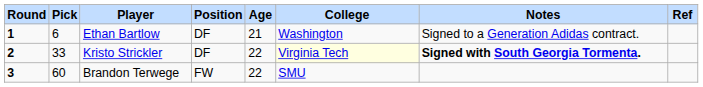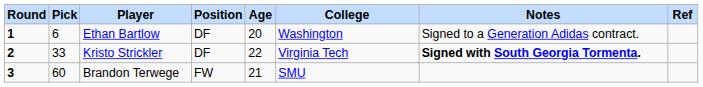(255, 34) 21 -> (255, 34) 20
(313, 53) lightyellow background -> (313, 53) no background
(255, 73) 22 -> (255, 73) 21
